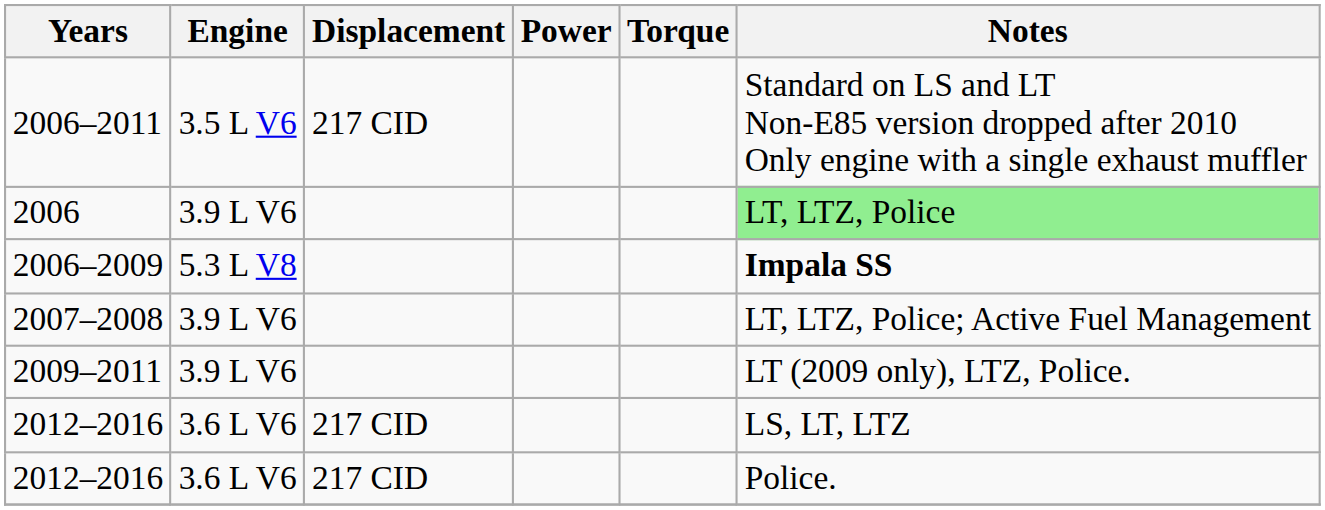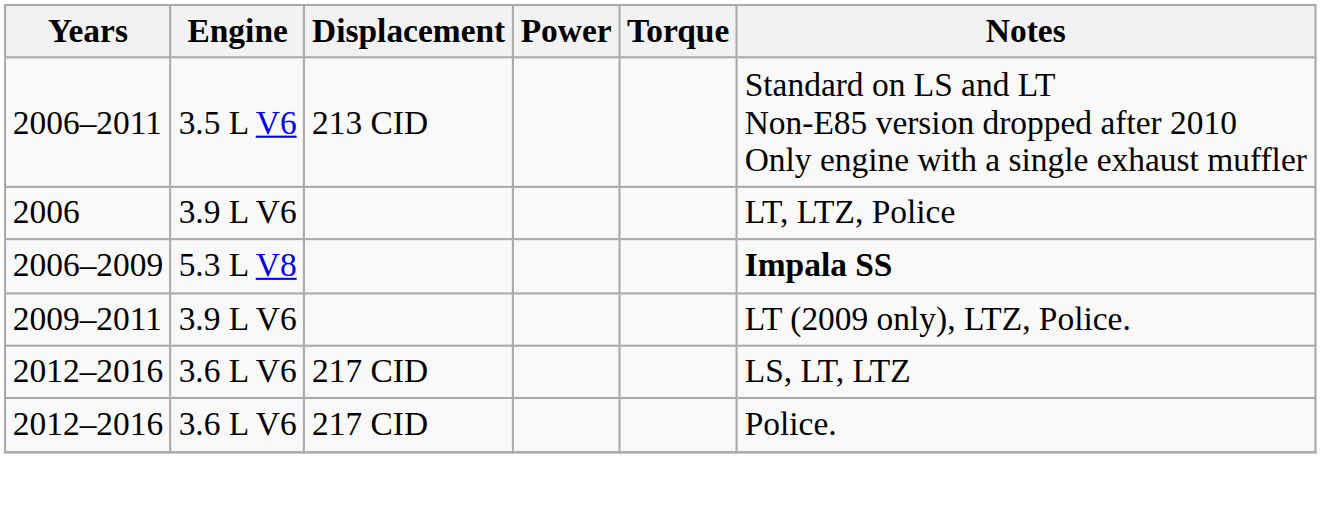(370, 121) 217 CID -> (370, 121) 213 CID
(850, 212) lightgreen background -> (850, 212) no background
- row: (88, 318)
